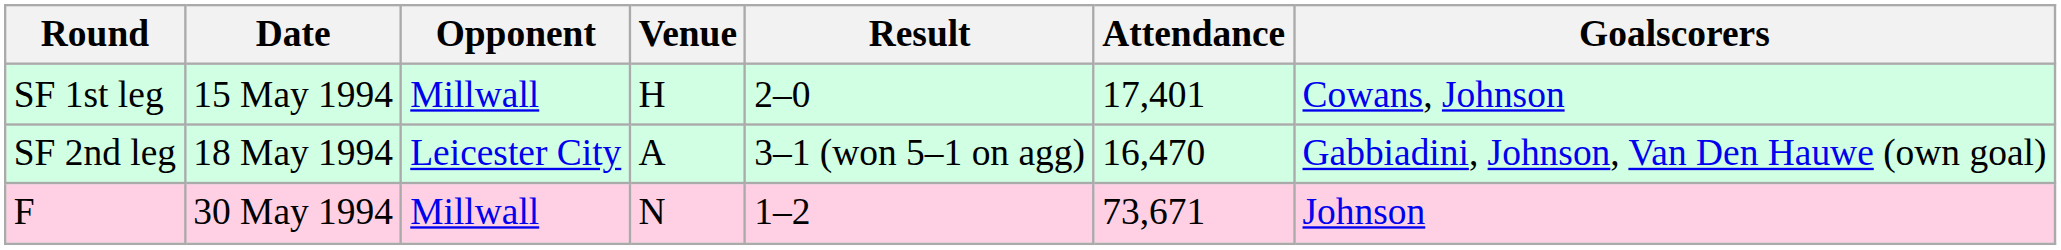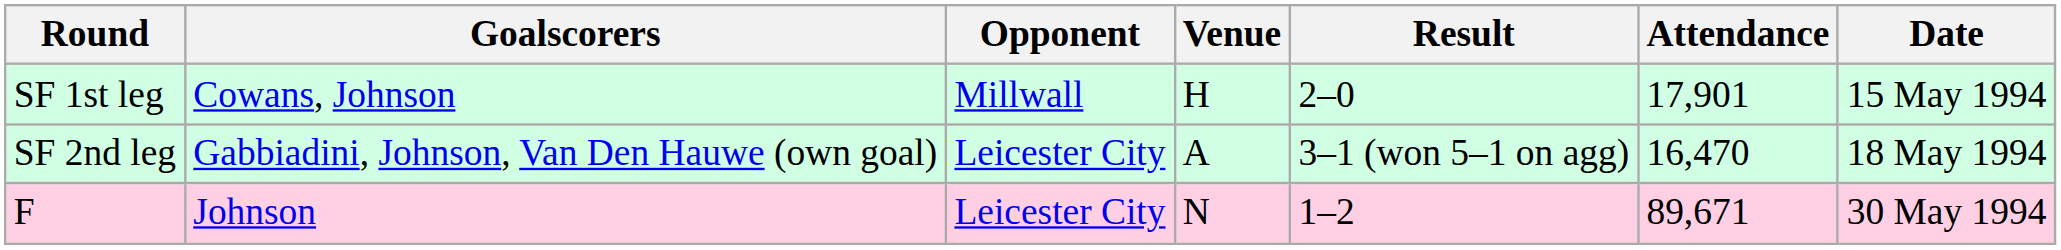columns swapped: (293, 34) <-> (1674, 34)
(1154, 93) 17,401 -> (1698, 93) 17,901
(475, 212) Millwall -> (1060, 212) Leicester City
(1154, 212) 73,671 -> (1698, 212) 89,671
